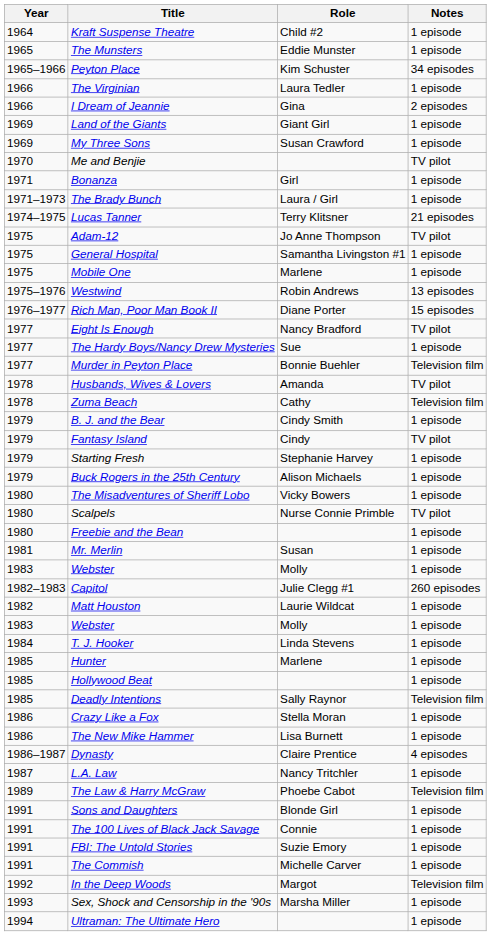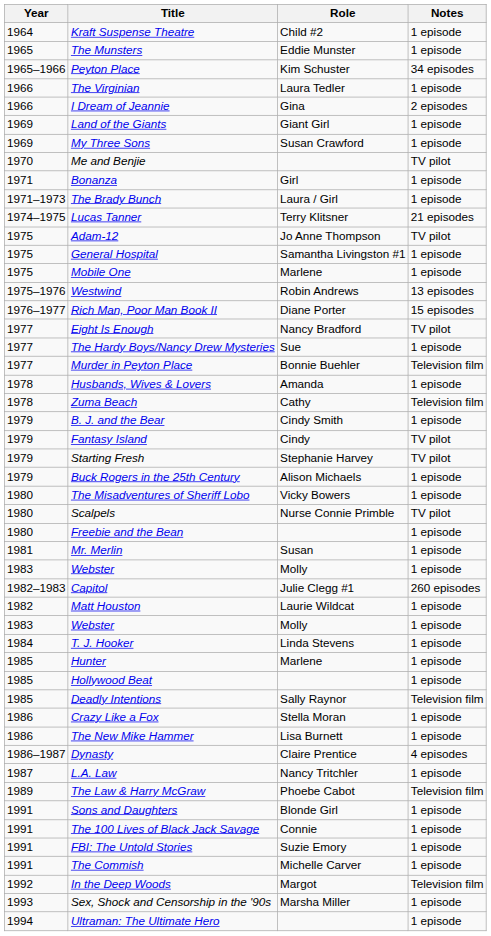(431, 384) TV pilot -> (436, 384) 1 episode
(436, 458) 1 episode -> (431, 458) TV pilot
